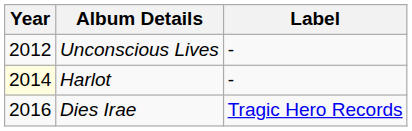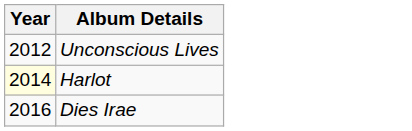- column: (315, 19)
